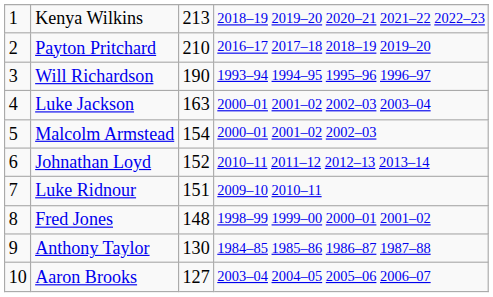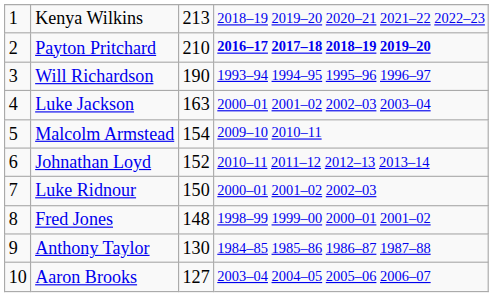(324, 47) normal -> (324, 47) bold
(297, 133) 2000–01 2001–02 2002–03 -> (269, 133) 2009–10 2010–11
(196, 190) 151 -> (196, 190) 150
(269, 190) 2009–10 2010–11 -> (297, 190) 2000–01 2001–02 2002–03
